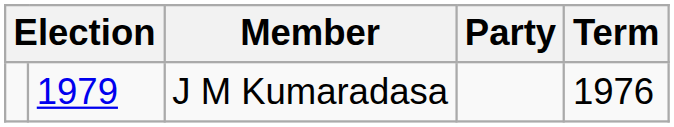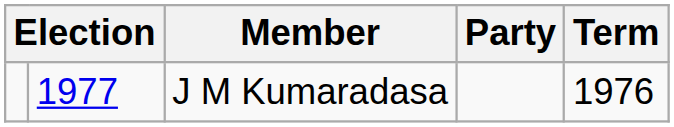(77, 91) 1979 -> (77, 91) 1977
